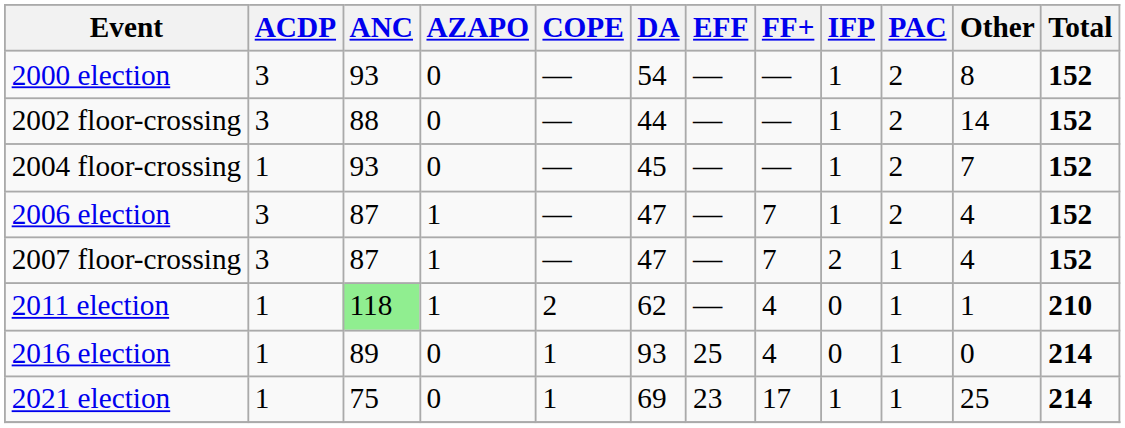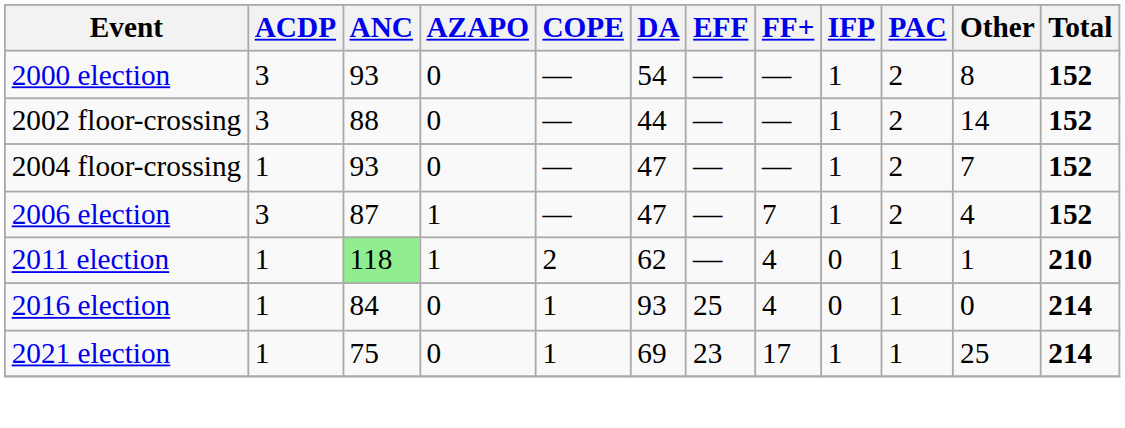(652, 167) 45 -> (652, 167) 47
- row: (126, 259)
(364, 352) 89 -> (364, 306) 84
